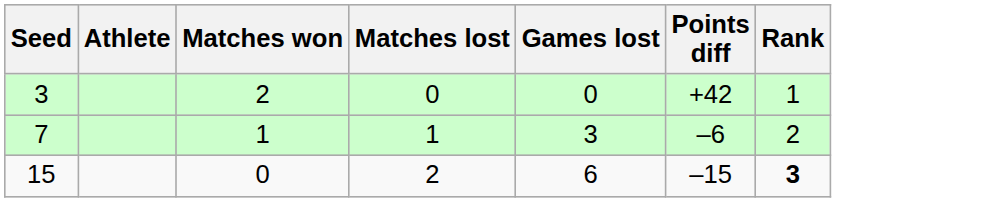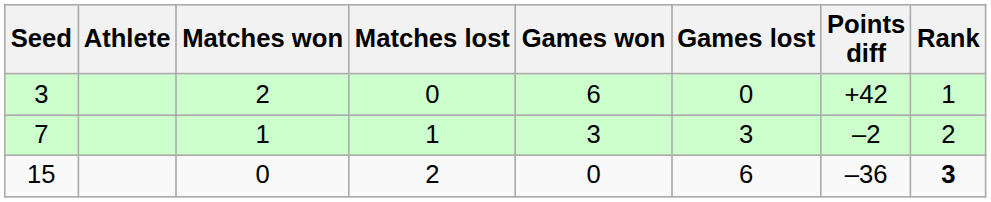+ column: (594, 39)
(711, 134) –6 -> (866, 134) –2
(711, 175) –15 -> (866, 175) –36
